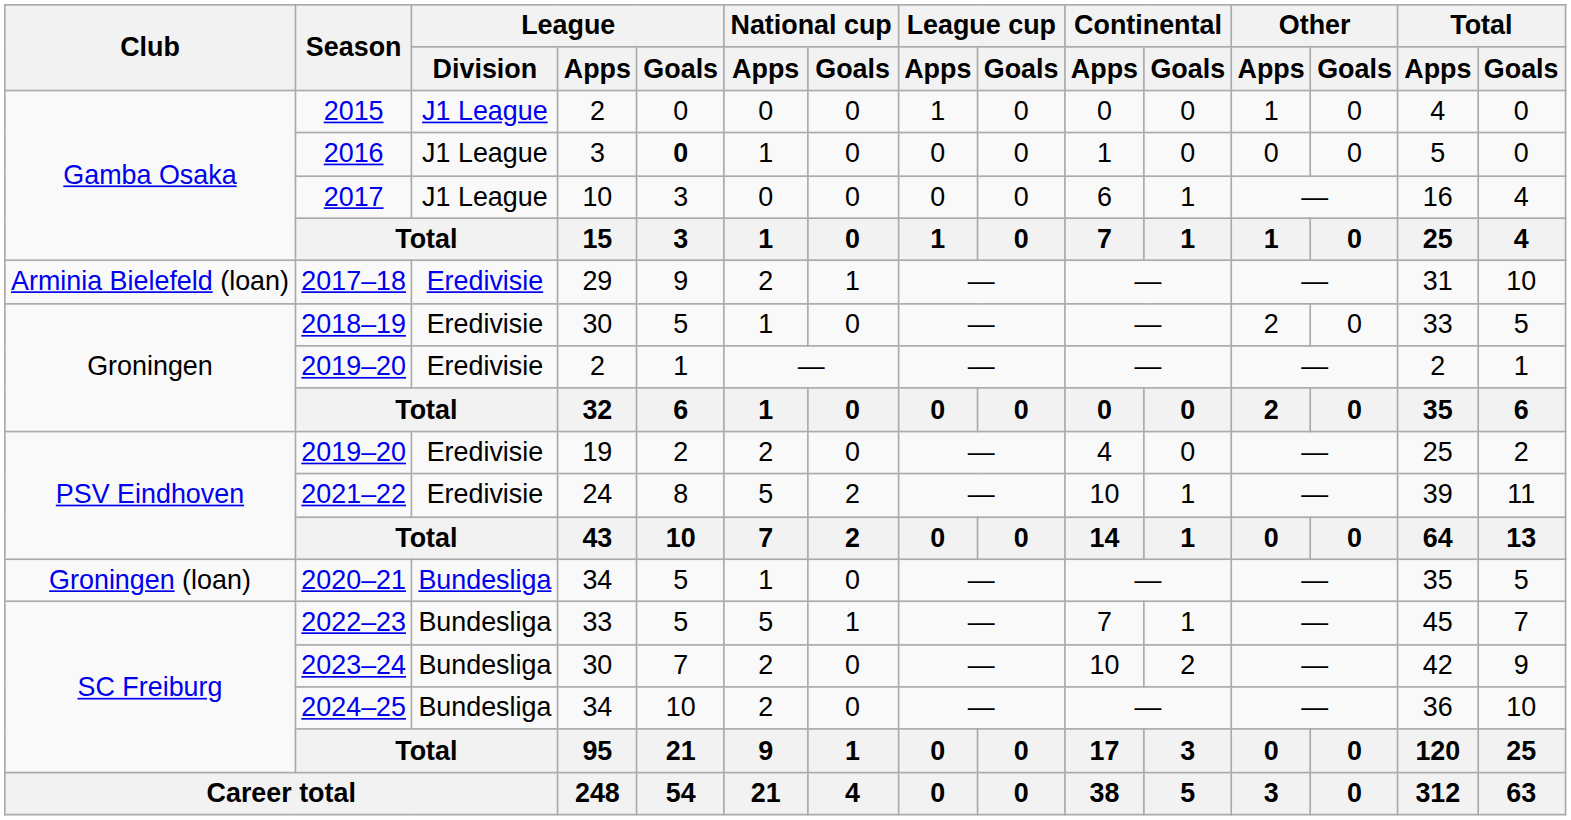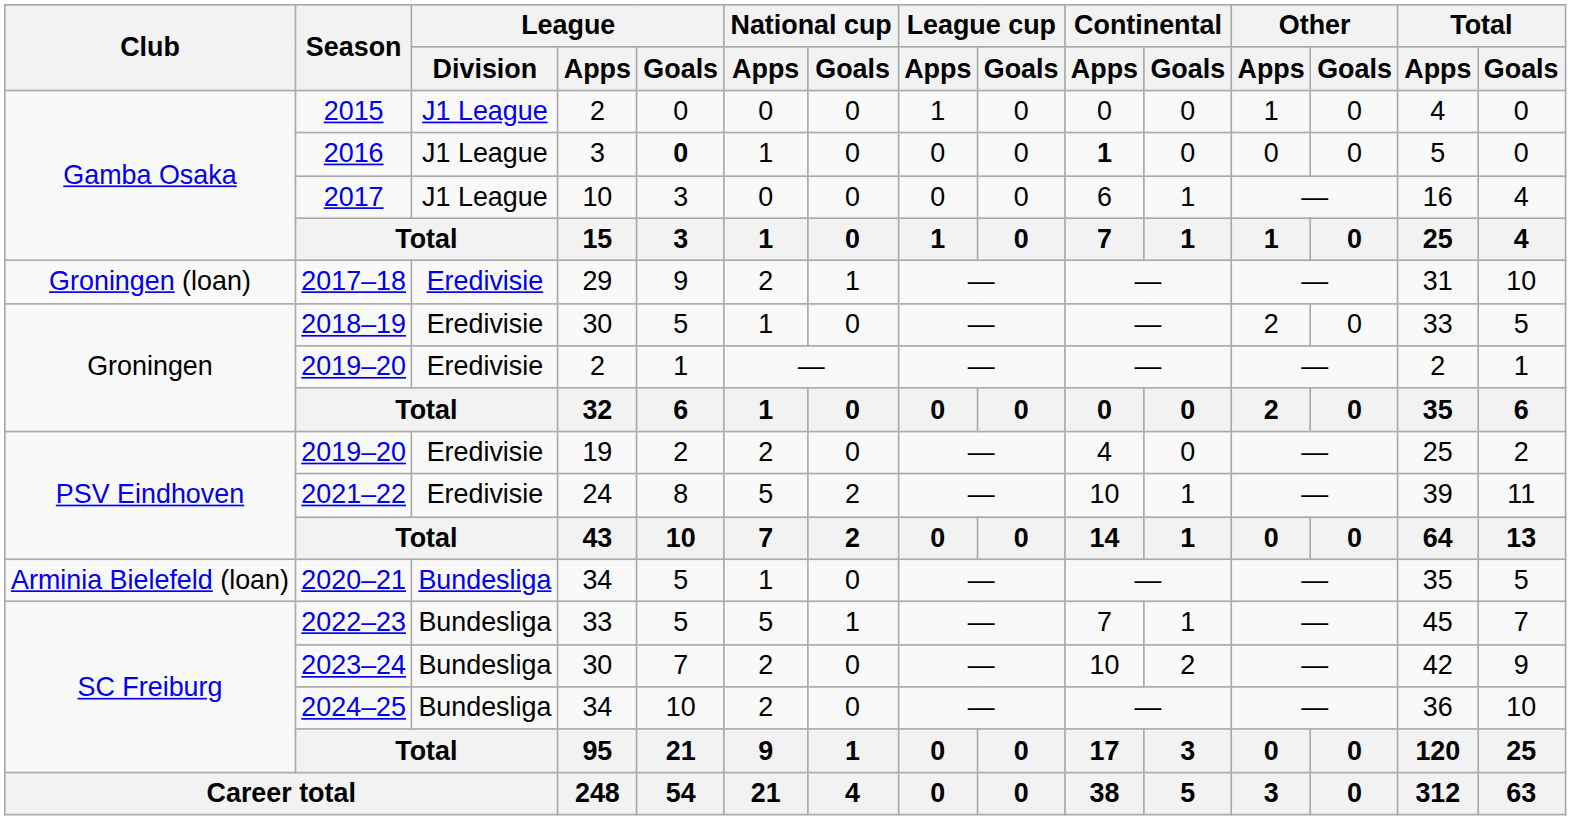(1104, 153) normal -> (1104, 153) bold
(150, 281) Arminia Bielefeld (loan) -> (150, 281) Groningen (loan)
(150, 580) Groningen (loan) -> (150, 580) Arminia Bielefeld (loan)
